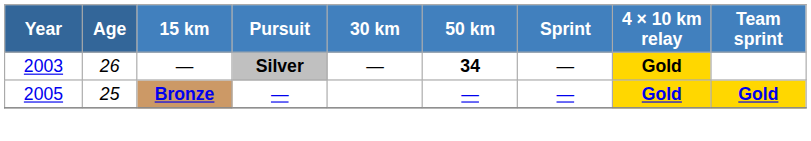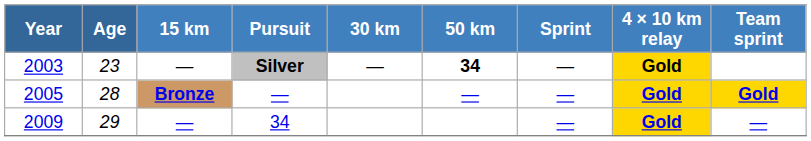(110, 66) 26 -> (110, 66) 23
(110, 94) 25 -> (110, 94) 28
+ row: (43, 122)
